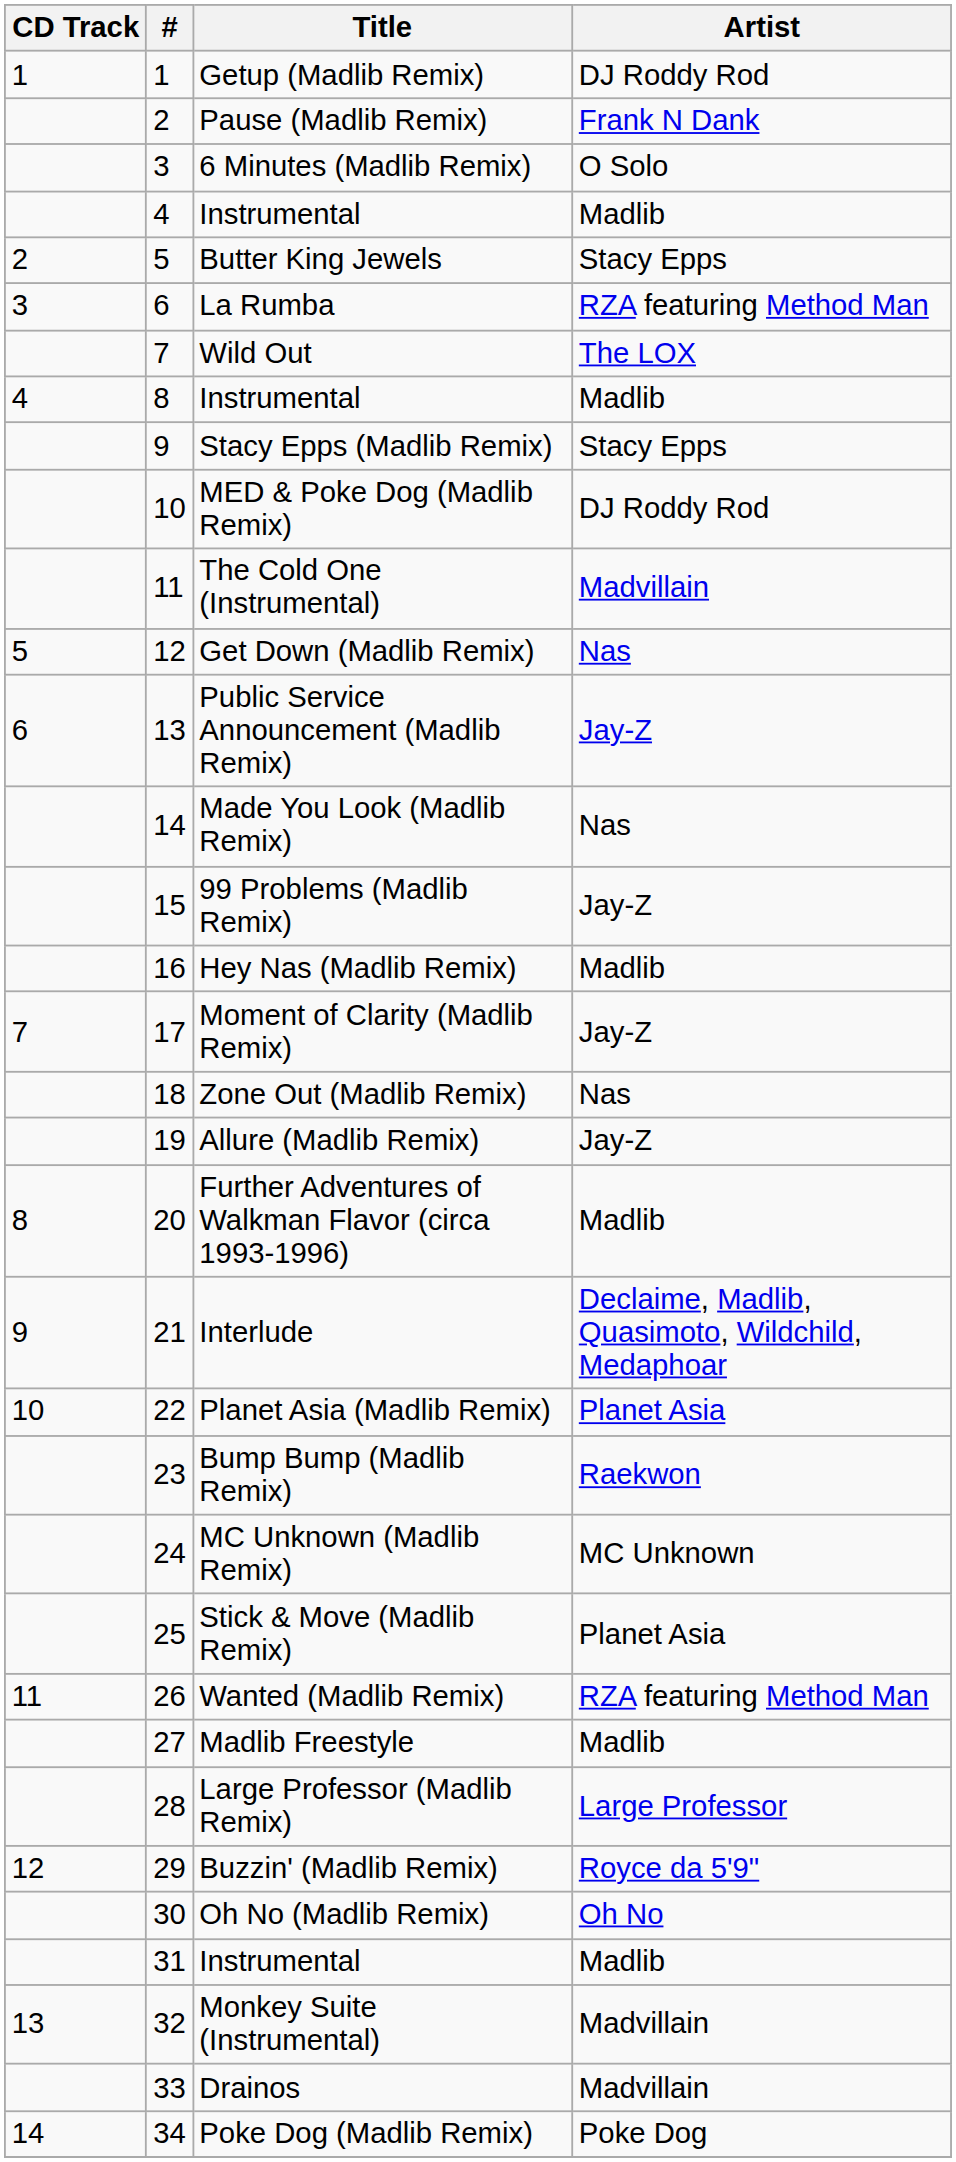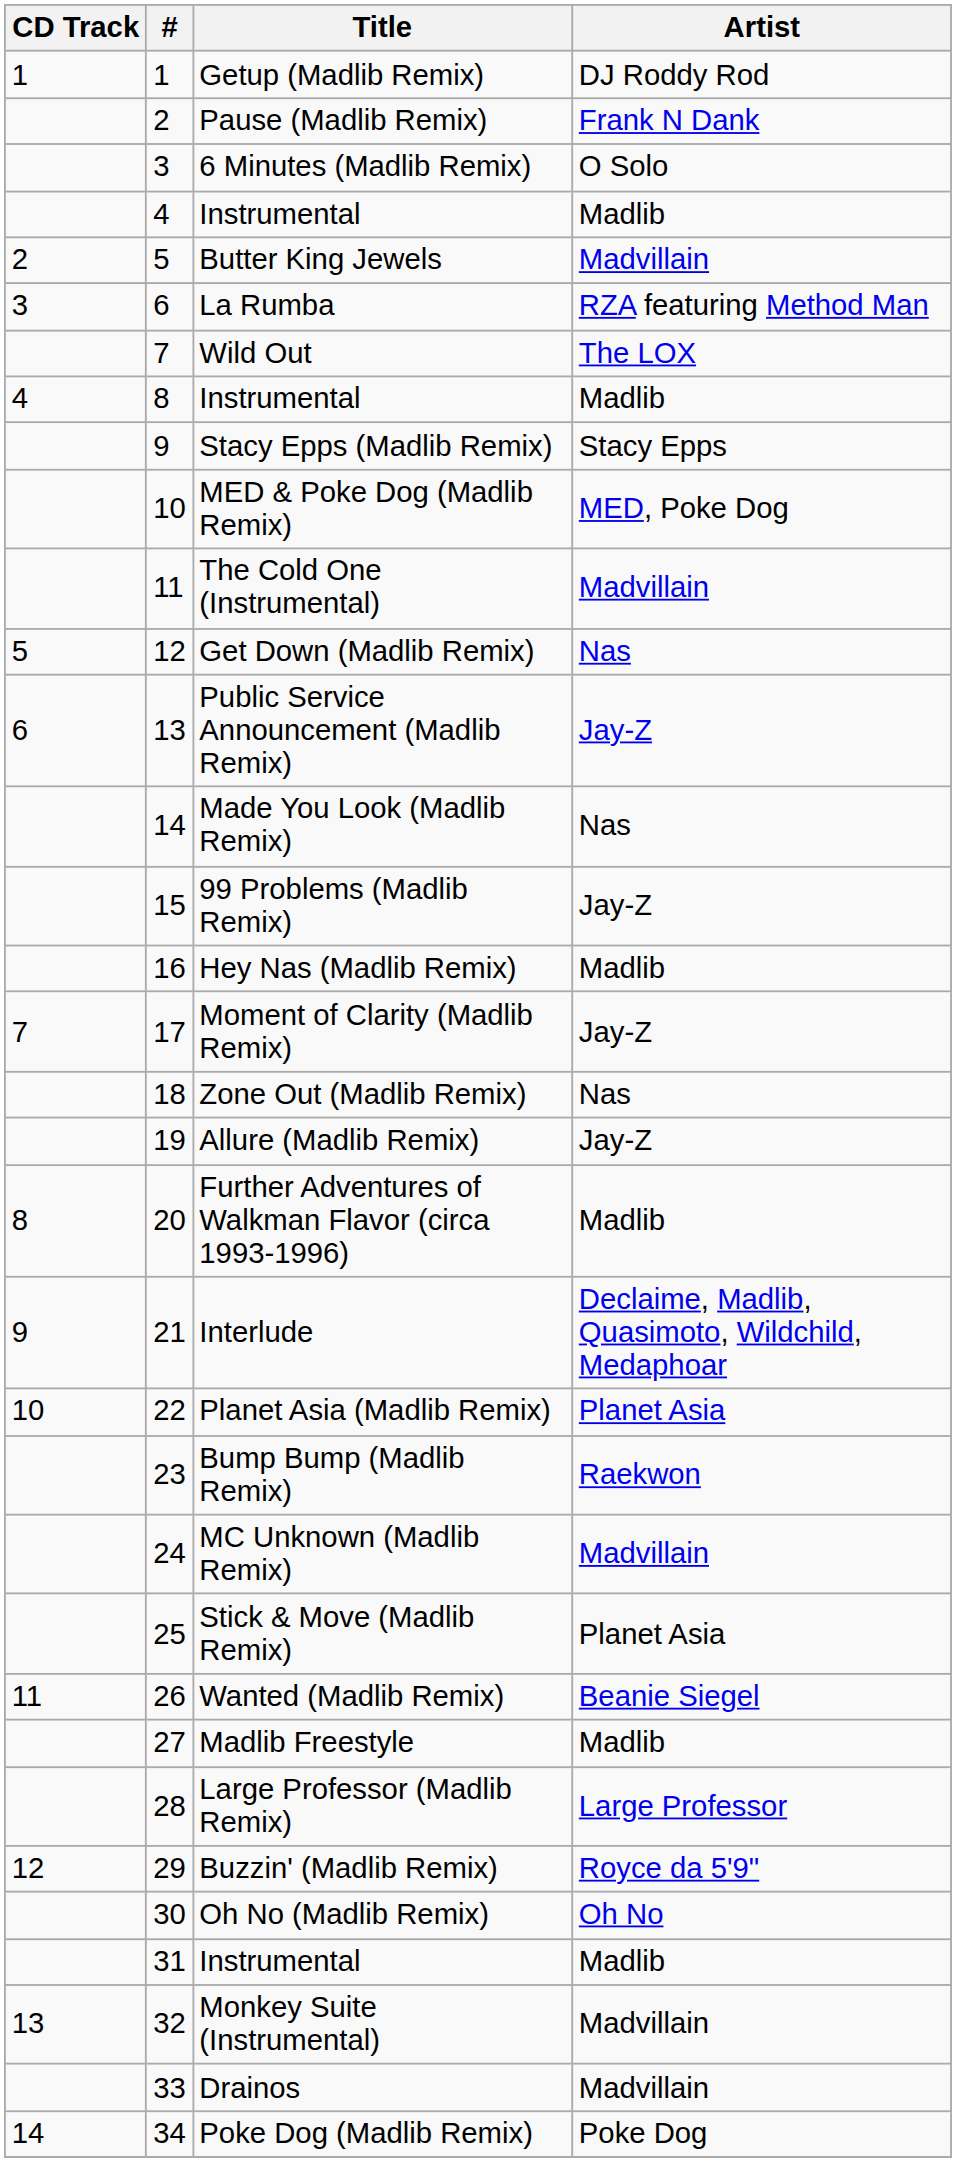(653, 259) Stacy Epps -> (644, 259) Madvillain
(674, 508) DJ Roddy Rod -> (684, 508) MED, Poke Dog
(667, 1553) MC Unknown -> (644, 1553) Madvillain
(754, 1696) RZA featuring Method Man -> (669, 1696) Beanie Siegel
